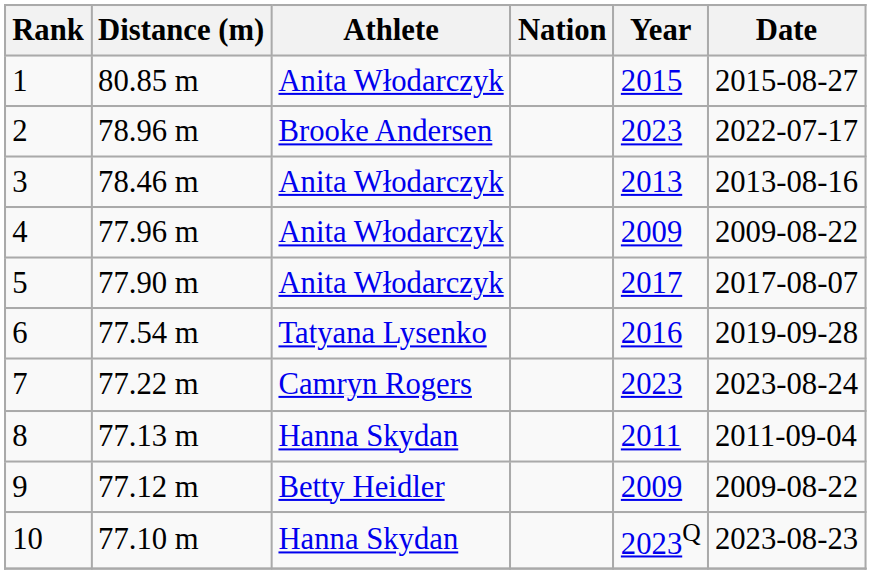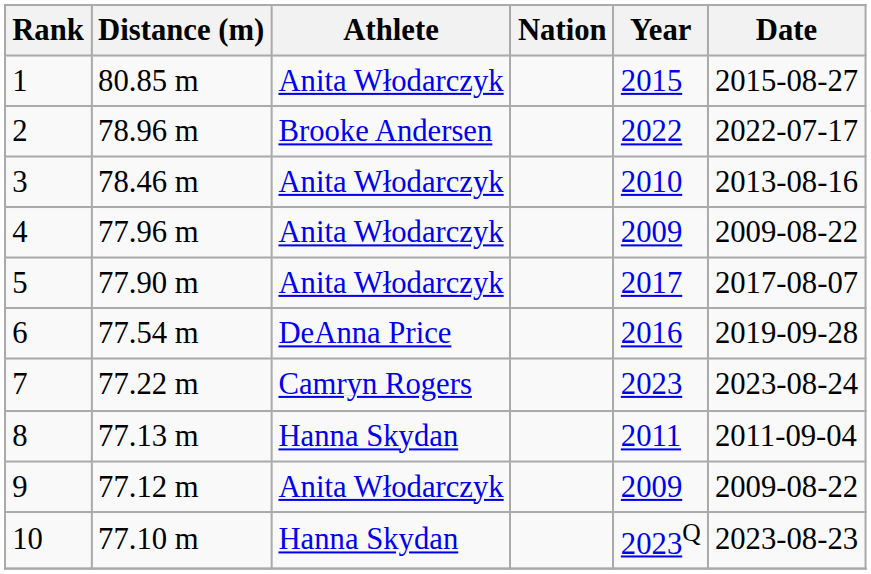(652, 131) 2023 -> (652, 131) 2022
(652, 181) 2013 -> (652, 181) 2010
(383, 333) Tatyana Lysenko -> (365, 333) DeAnna Price
(362, 485) Betty Heidler -> (391, 485) Anita Włodarczyk
